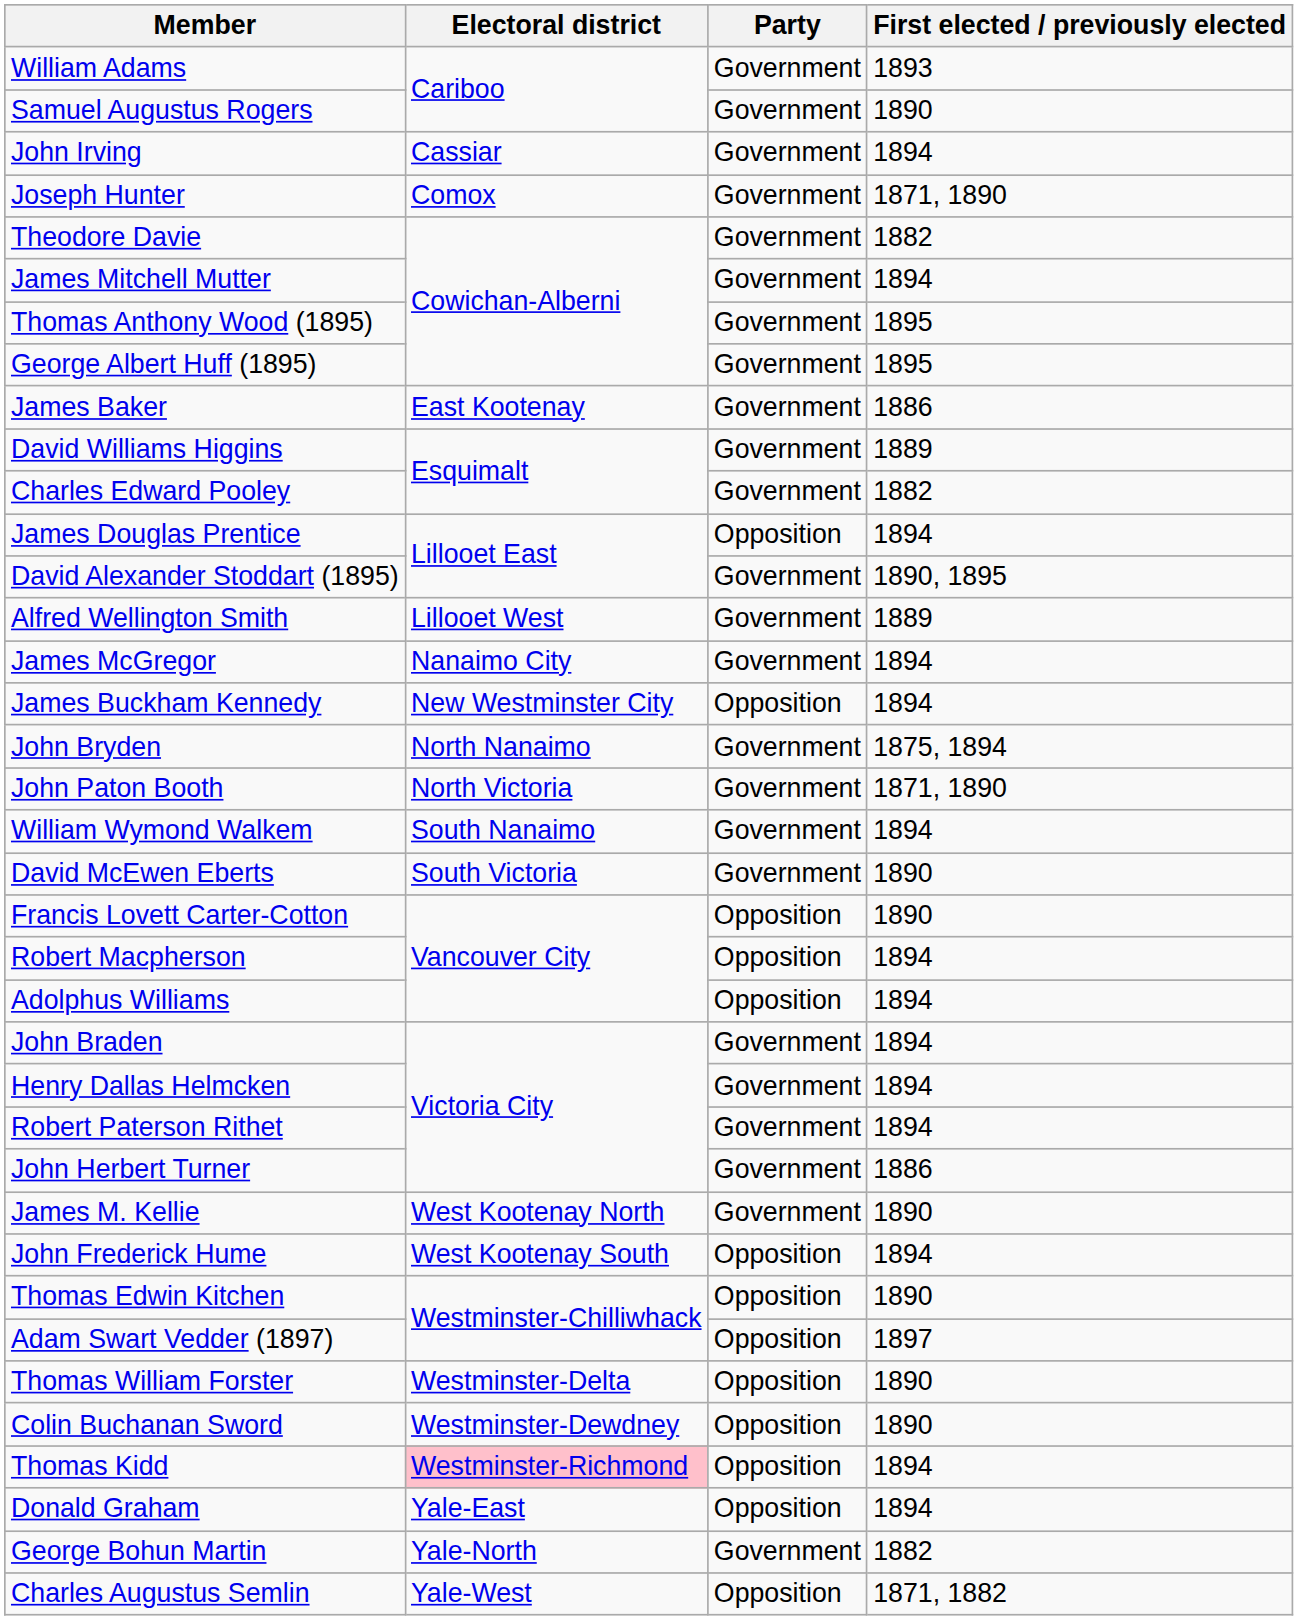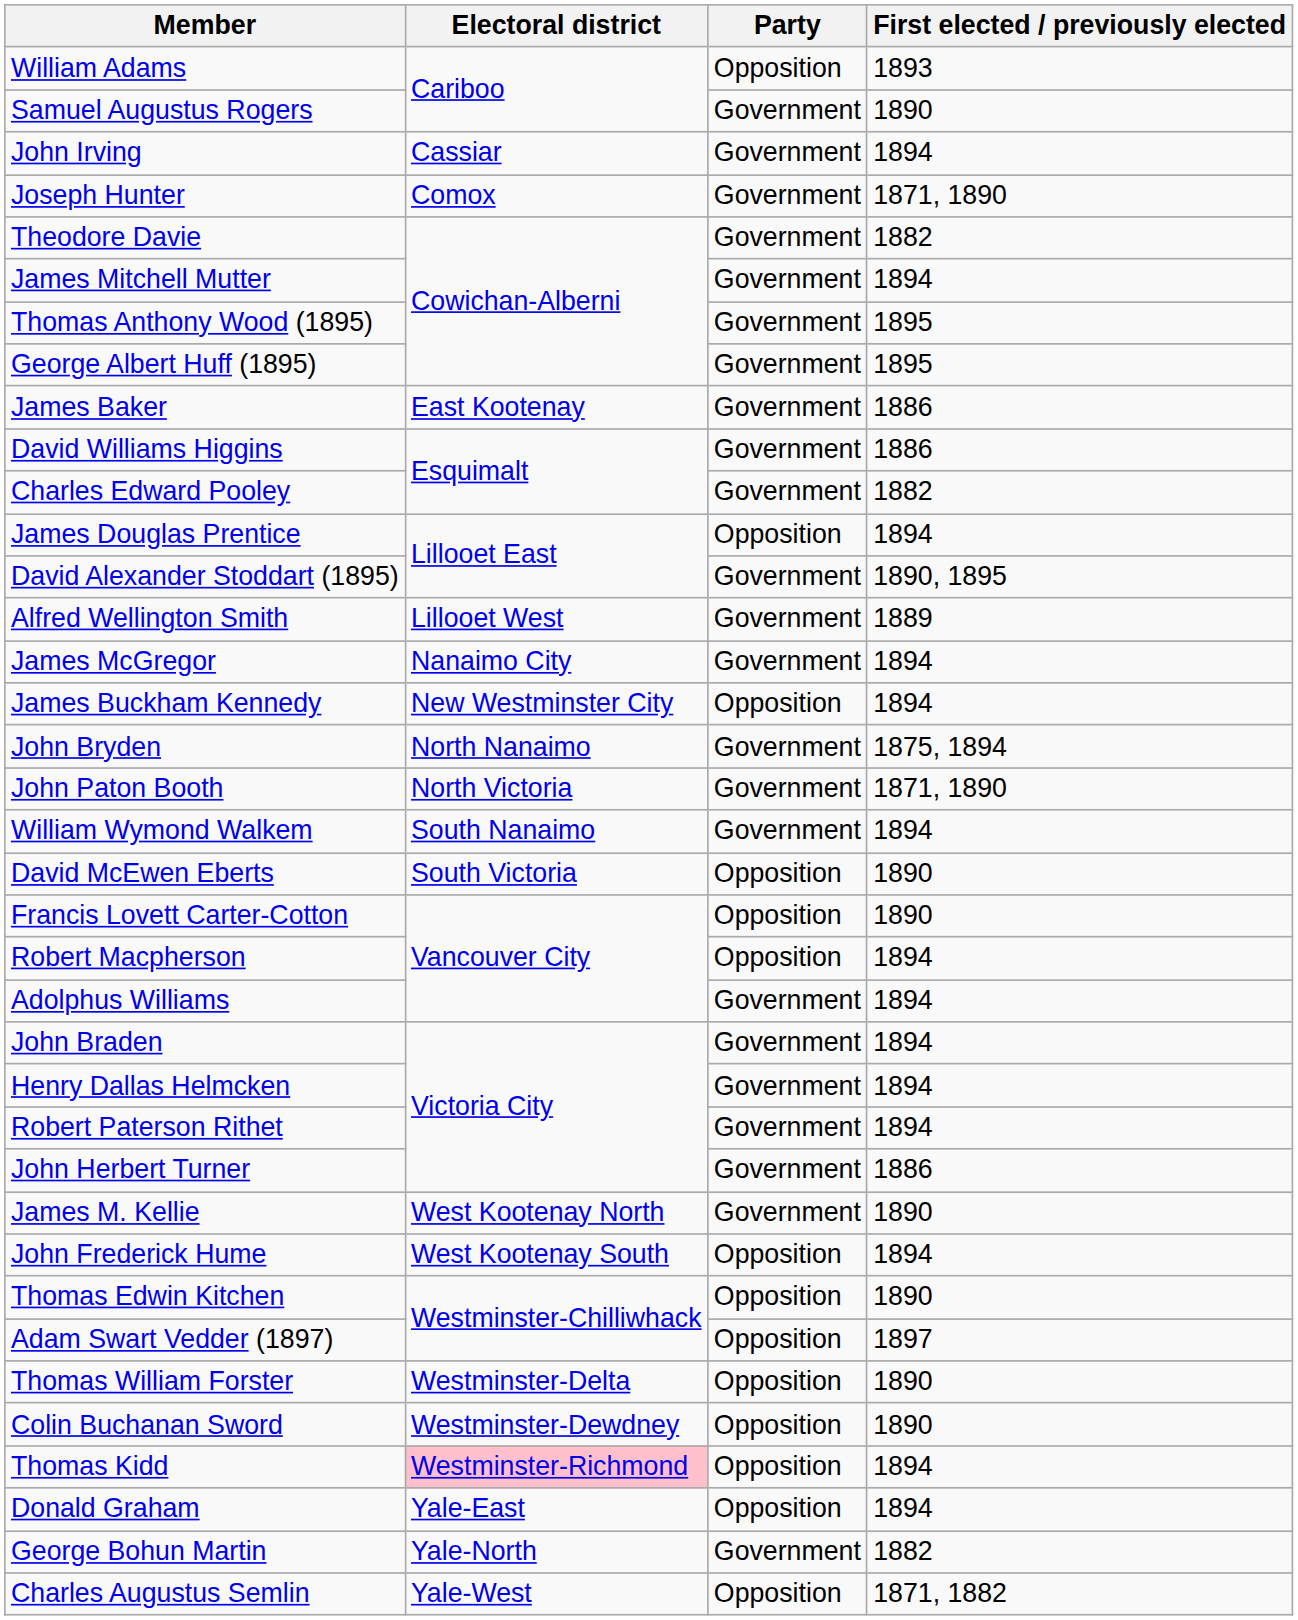(787, 68) Government -> (778, 68) Opposition
(903, 449) 1889 -> (903, 449) 1886
(787, 873) Government -> (778, 873) Opposition
(778, 1000) Opposition -> (787, 1000) Government
